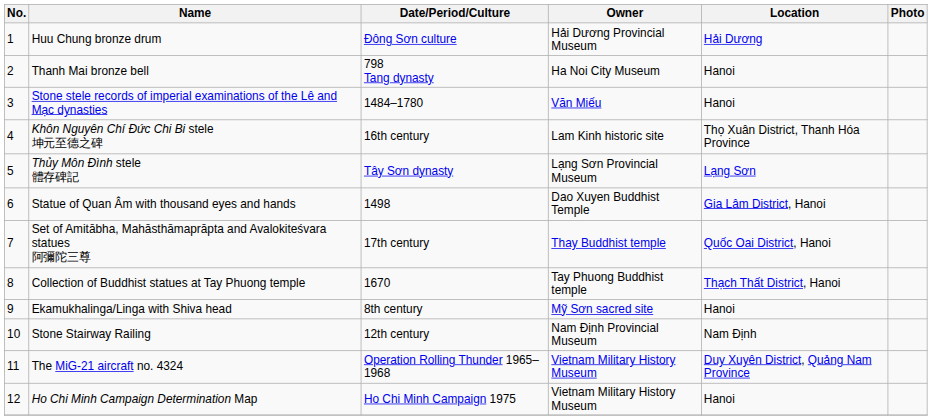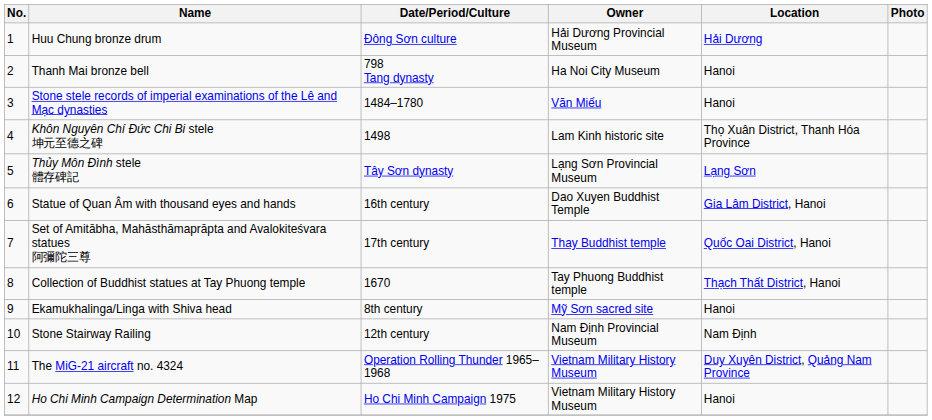(397, 136) 16th century -> (377, 136) 1498
(377, 204) 1498 -> (397, 204) 16th century
